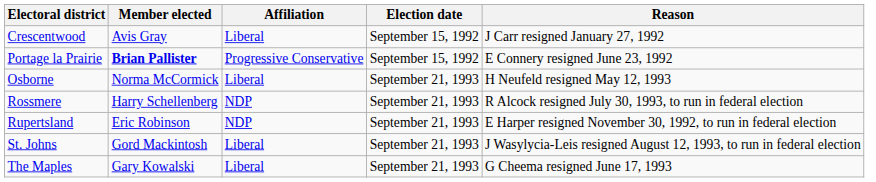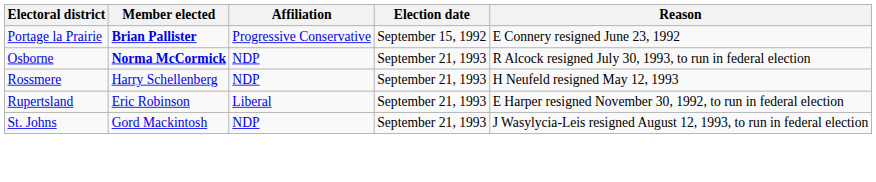- row: (46, 36)
(165, 79) normal -> (169, 58) bold
(244, 79) Liberal -> (246, 58) NDP
(578, 79) H Neufeld resigned May 12, 1993 -> (652, 58) R Alcock resigned July 30, 1993, to run in federal election
(644, 101) R Alcock resigned July 30, 1993, to run in federal election -> (586, 79) H Neufeld resigned May 12, 1993
(238, 123) NDP -> (252, 101) Liberal
(244, 144) Liberal -> (246, 123) NDP
- row: (40, 166)
